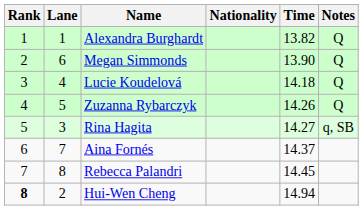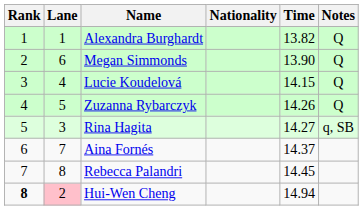(299, 82) 14.18 -> (299, 82) 14.15
(62, 194) no background -> (62, 194) pink background
